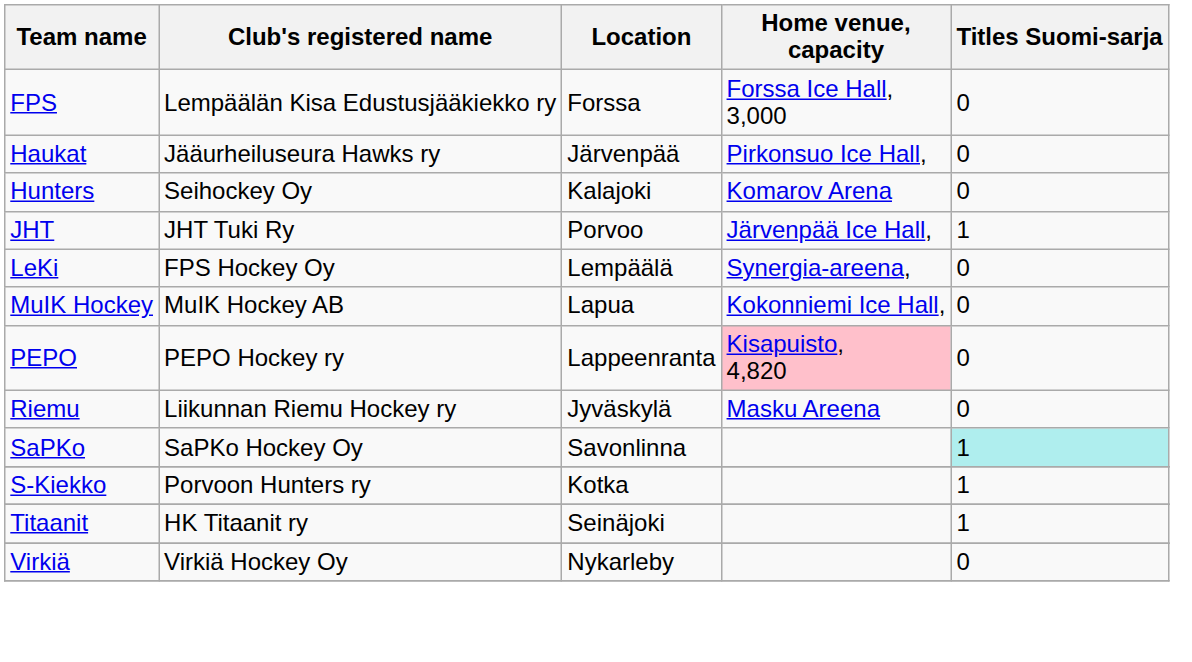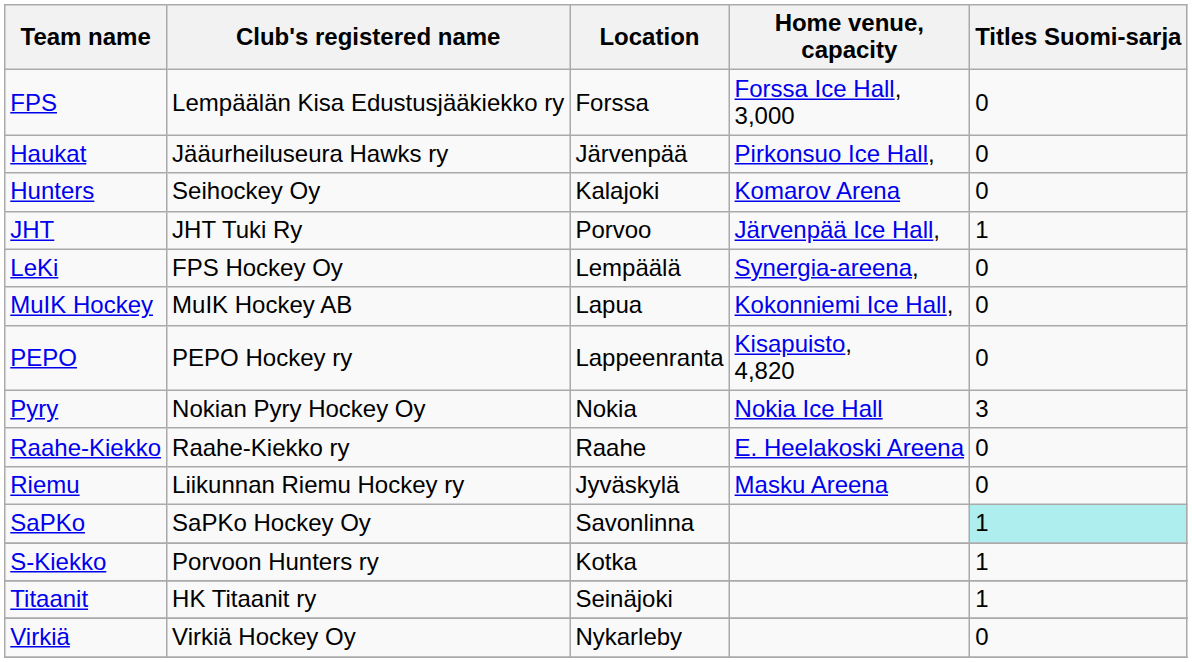(785, 357) pink background -> (793, 357) no background
+ row: (34, 409)
+ row: (86, 447)
